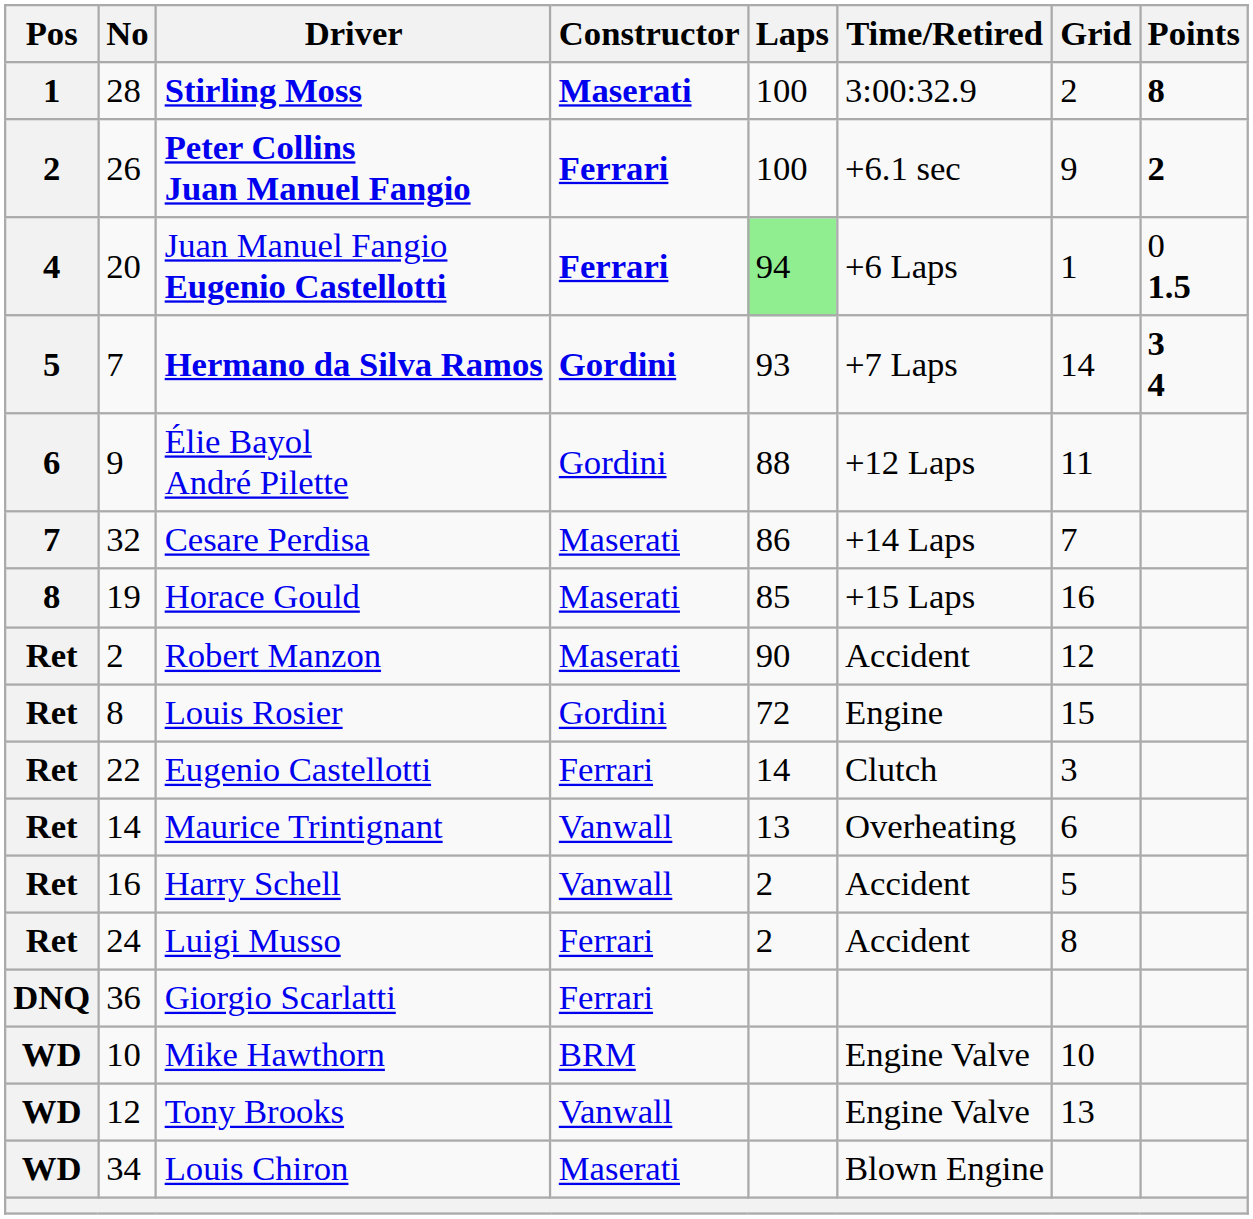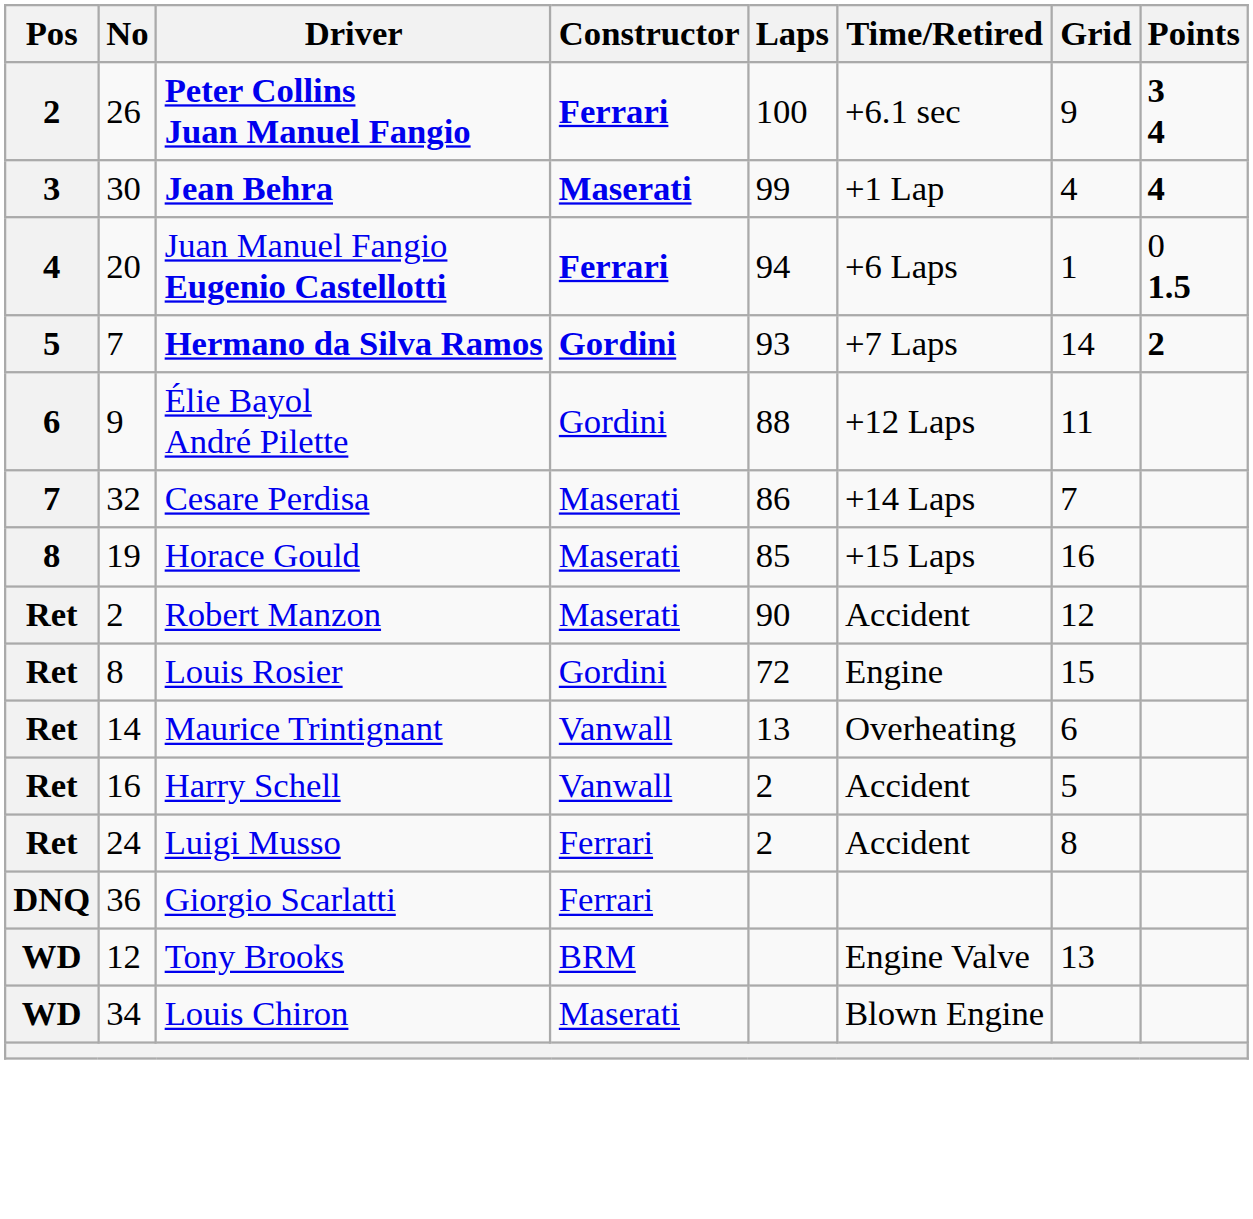- row: (263, 90)
(1156, 168) 2 -> (1156, 110) 3 4
+ row: (249, 188)
(773, 266) lightgreen background -> (773, 266) no background
(1156, 364) 3 4 -> (1156, 343) 2
- row: (298, 768)
- row: (275, 1054)
(616, 1111) Vanwall -> (597, 956) BRM
